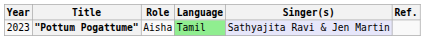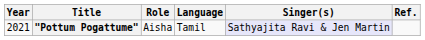(18, 28) 2023 -> (18, 28) 2021
(191, 28) lightgreen background -> (191, 28) no background
